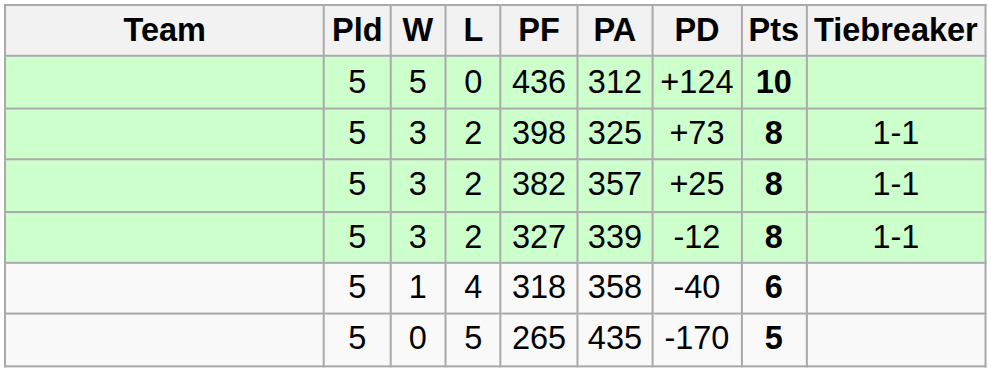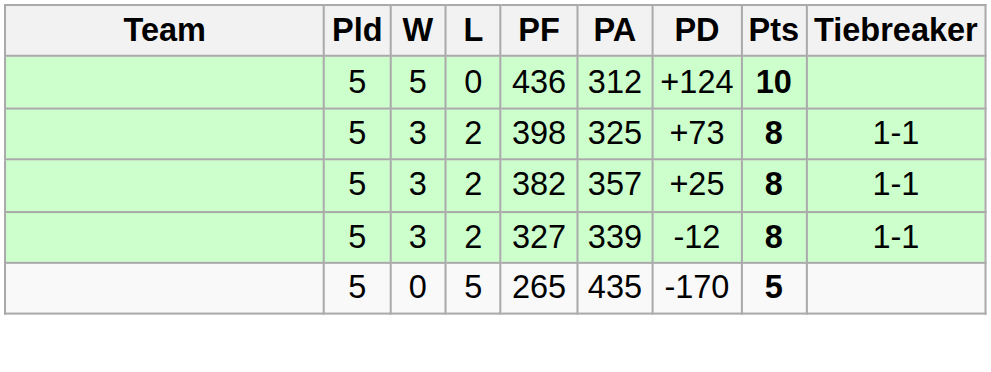- row: (418, 287)
